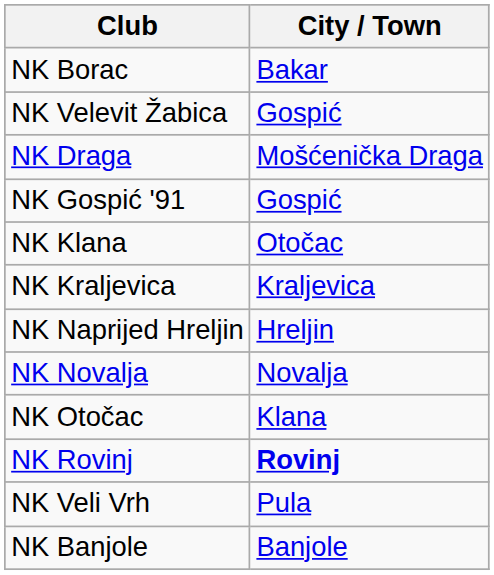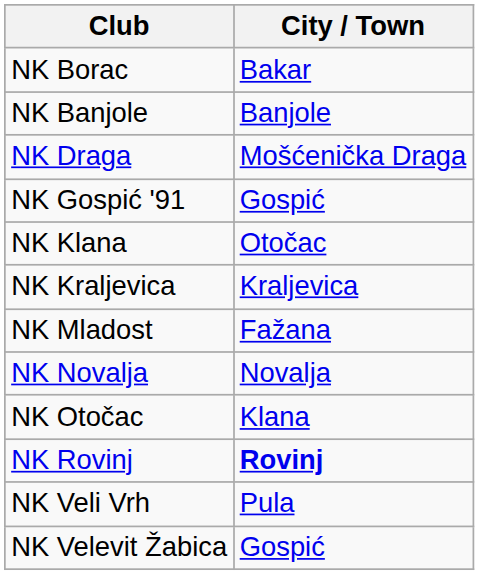rows swapped: (80, 546) <-> (119, 112)
+ row: (82, 329)
- row: (127, 329)
